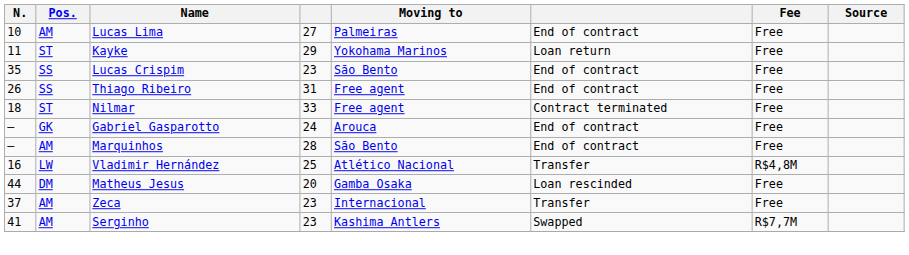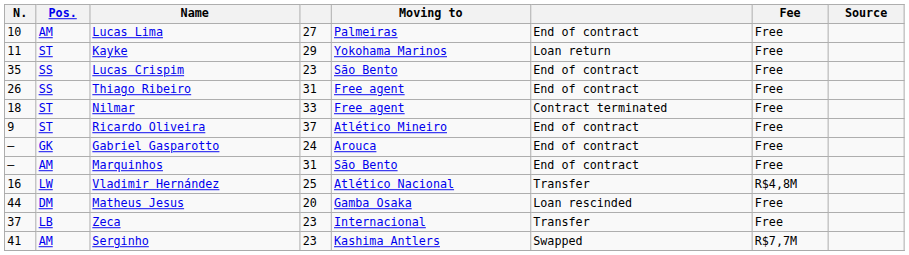+ row: (149, 128)
(310, 147) 28 -> (310, 166) 31
(46, 204) AM -> (46, 223) LB
